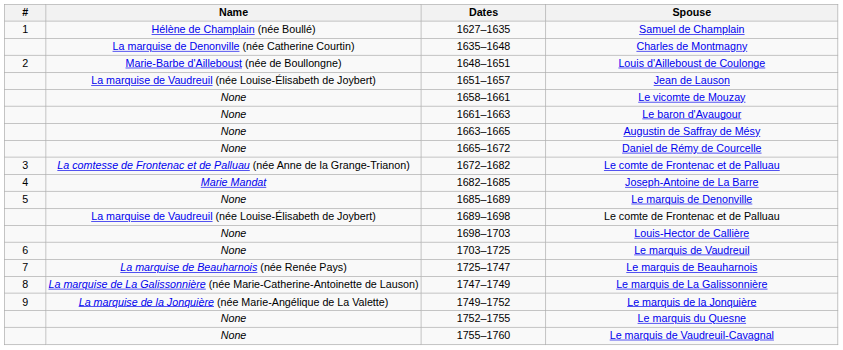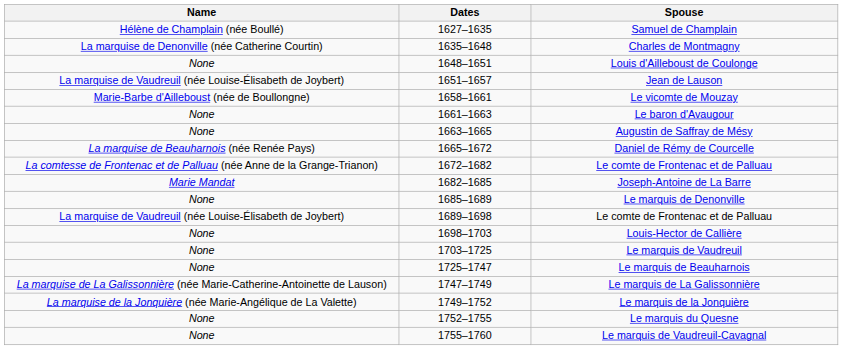- column: (25, 13)
(234, 64) Marie-Barbe d'Ailleboust (née de Boullongne) -> (202, 64) None
(234, 98) None -> (202, 98) Marie-Barbe d'Ailleboust (née de Boullongne)
(234, 149) None -> (202, 149) La marquise de Beauharnois (née Renée Pays)
(234, 268) La marquise de Beauharnois (née Renée Pays) -> (202, 268) None
